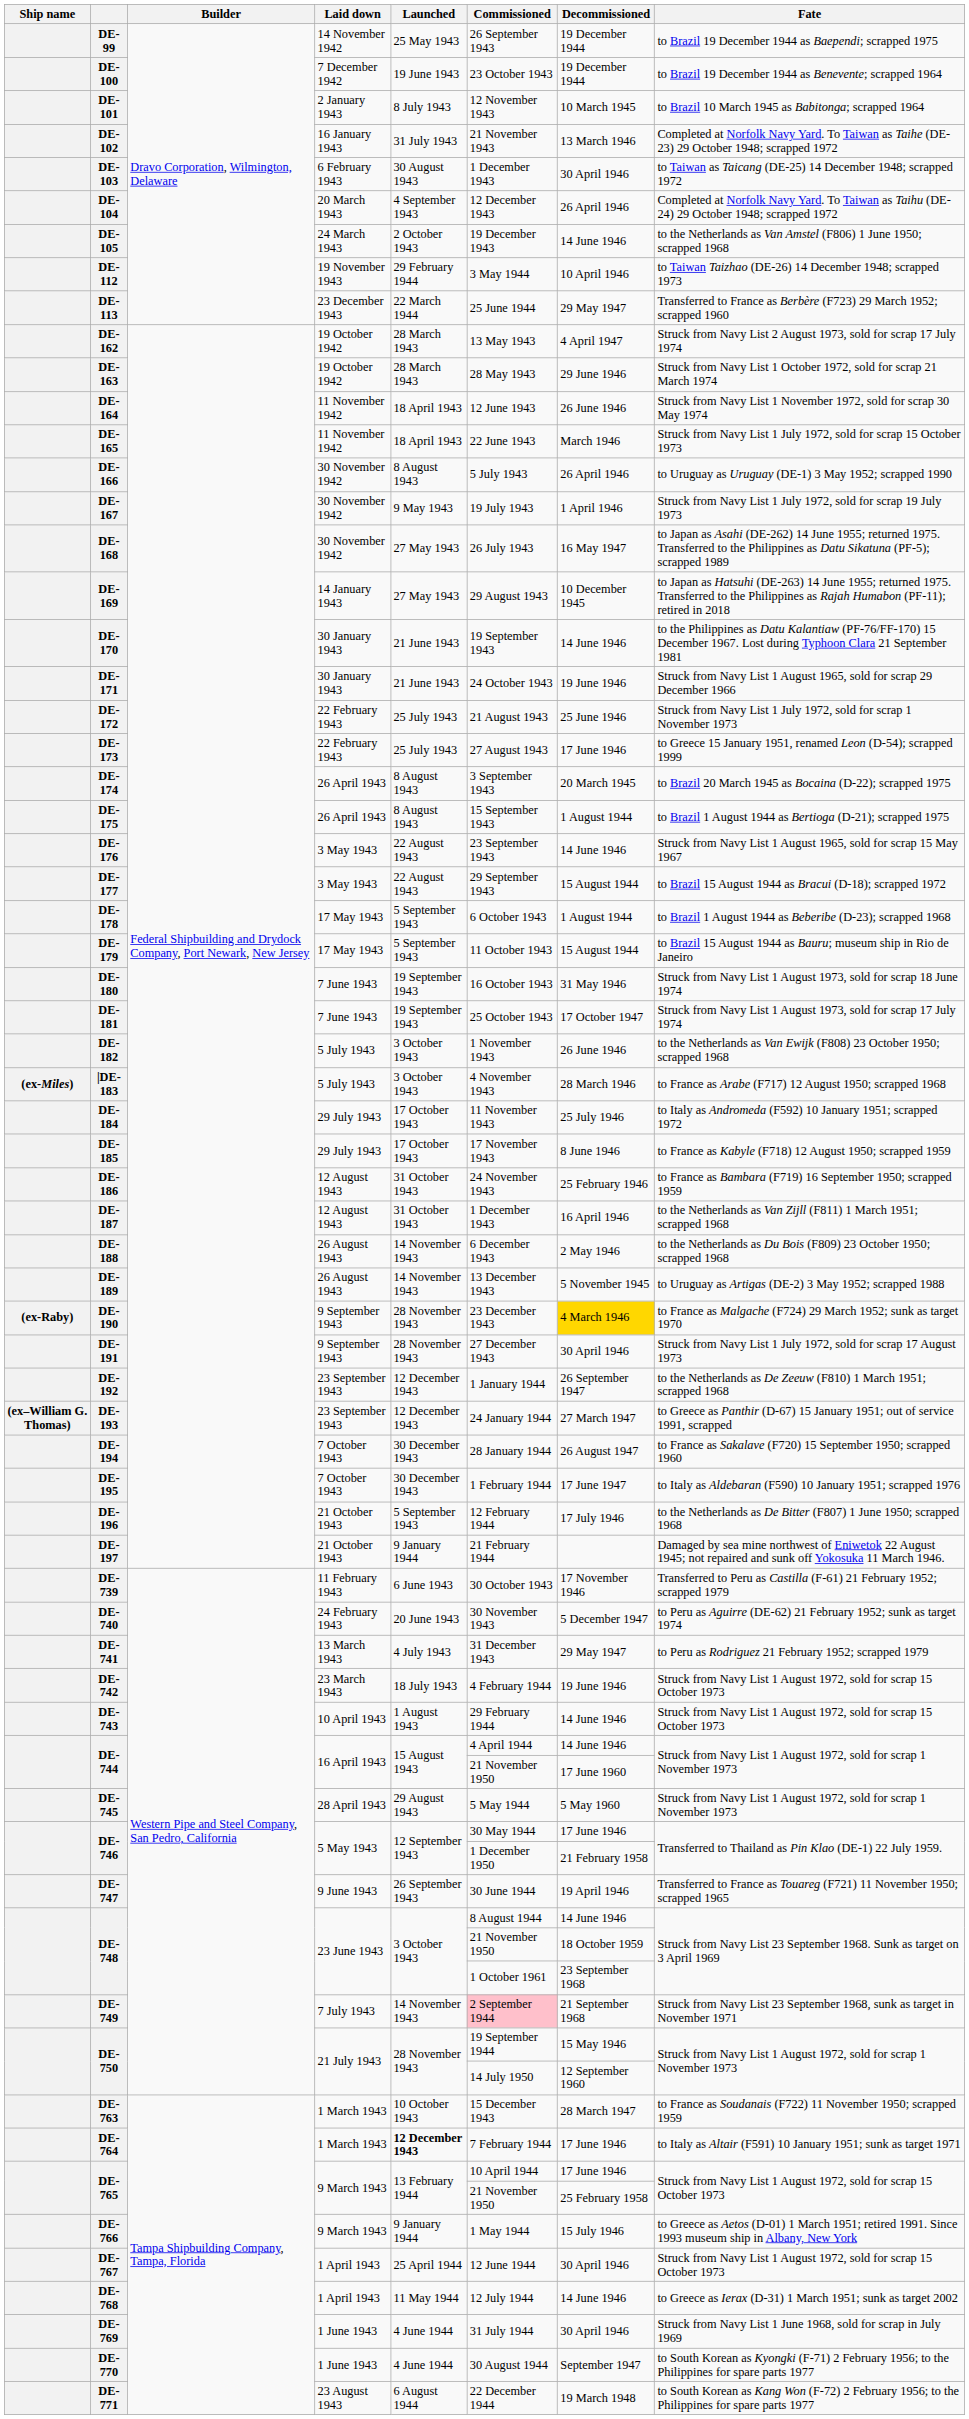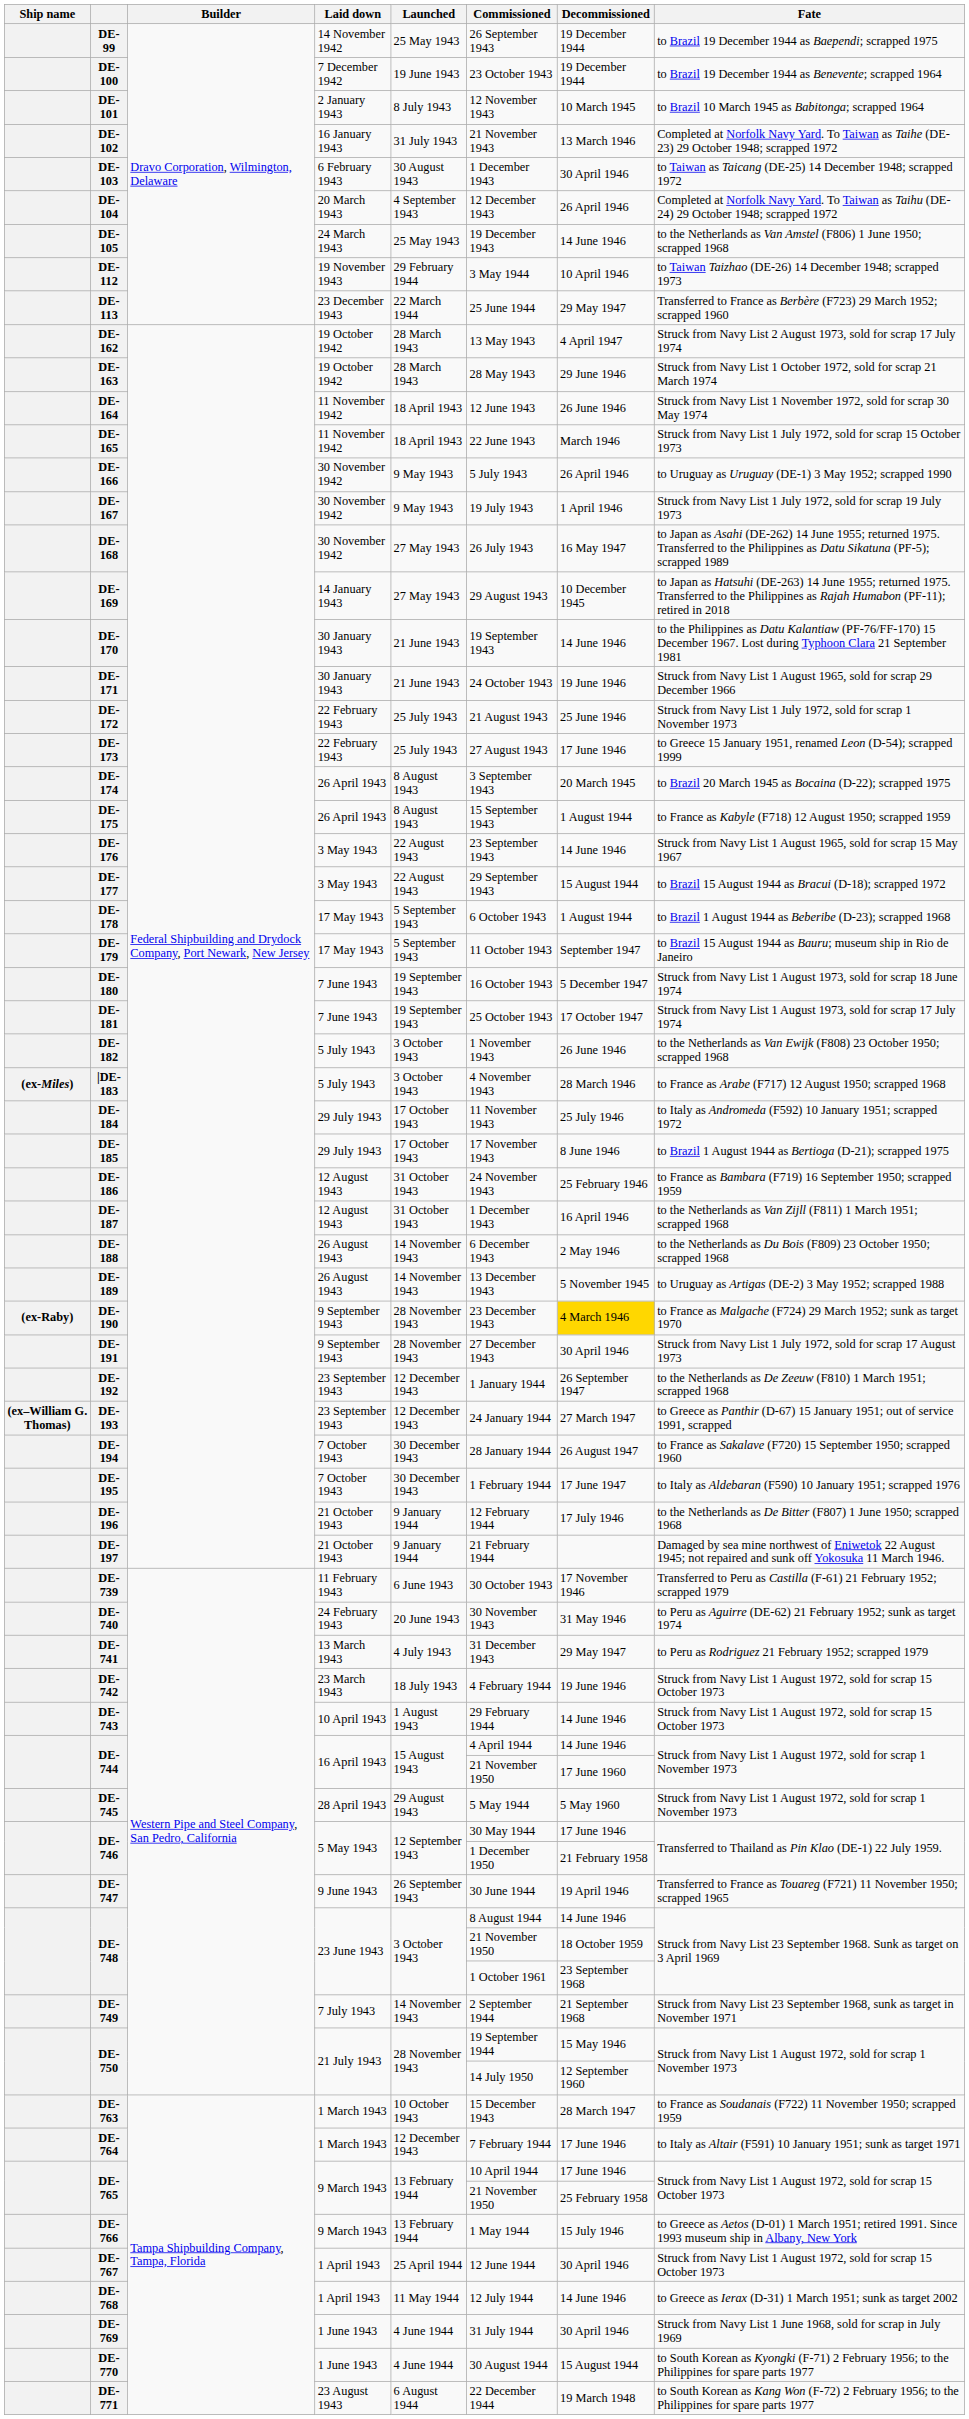(418, 241) 2 October 1943 -> (426, 241) 25 May 1943
(416, 474) 8 August 1943 -> (423, 474) 9 May 1943
(803, 817) to Brazil 1 August 1944 as Bertioga (D-21); scrapped 1975 -> (804, 817) to France as Kabyle (F718) 12 August 1950; scrapped 1959
(599, 950) 15 August 1944 -> (600, 950) September 1947
(593, 984) 31 May 1946 -> (604, 984) 5 December 1947
(804, 1151) to France as Kabyle (F718) 12 August 1950; scrapped 1959 -> (803, 1151) to Brazil 1 August 1944 as Bertioga (D-21); scrapped 1975
(424, 1518) 5 September 1943 -> (417, 1518) 9 January 1944
(604, 1618) 5 December 1947 -> (593, 1618) 31 May 1946
(501, 2011) pink background -> (501, 2011) no background
(428, 2144) bold -> (427, 2144) normal
(417, 2231) 9 January 1944 -> (424, 2231) 13 February 1944
(601, 2364) September 1947 -> (599, 2364) 15 August 1944
